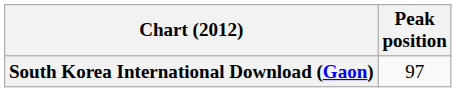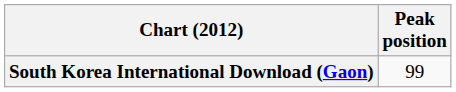(415, 71) 97 -> (415, 71) 99
